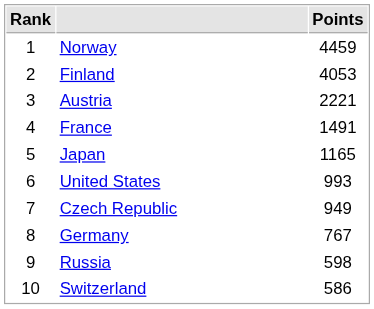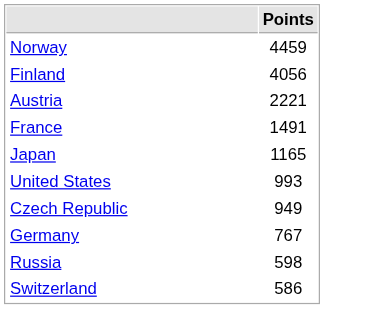- column: (31, 19)
(338, 74) 4053 -> (288, 74) 4056
